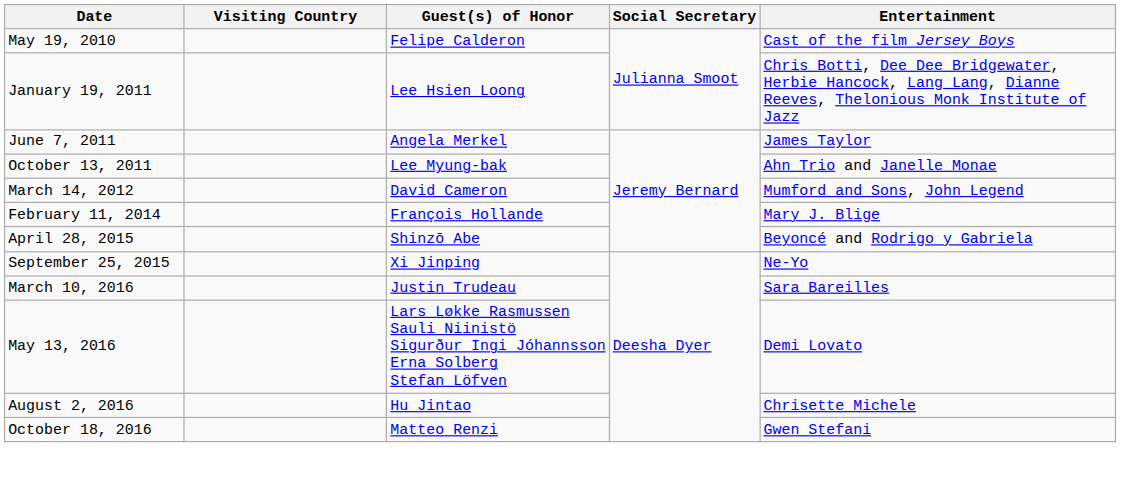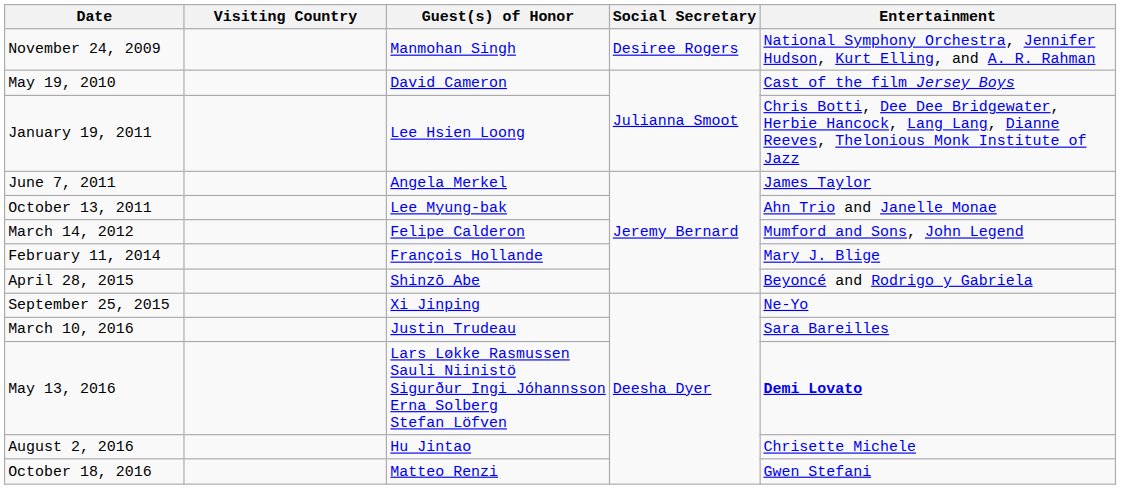+ row: (84, 50)
(458, 41) Felipe Calderon -> (449, 83) David Cameron
(449, 190) David Cameron -> (458, 232) Felipe Calderon
(813, 347) normal -> (813, 388) bold
